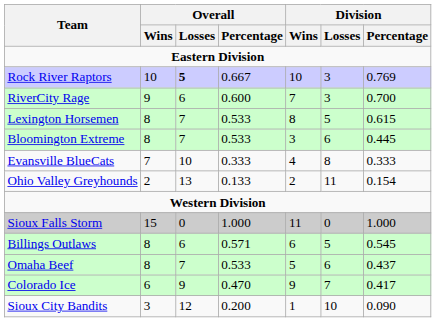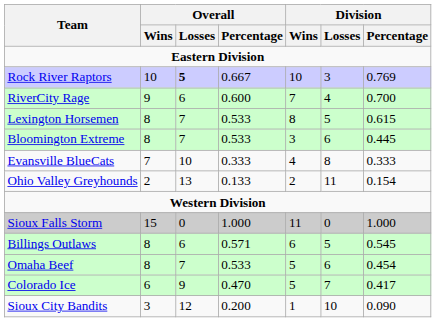(327, 98) 3 -> (327, 98) 4
(381, 264) 0.437 -> (381, 264) 0.454
(292, 285) 9 -> (292, 285) 5
